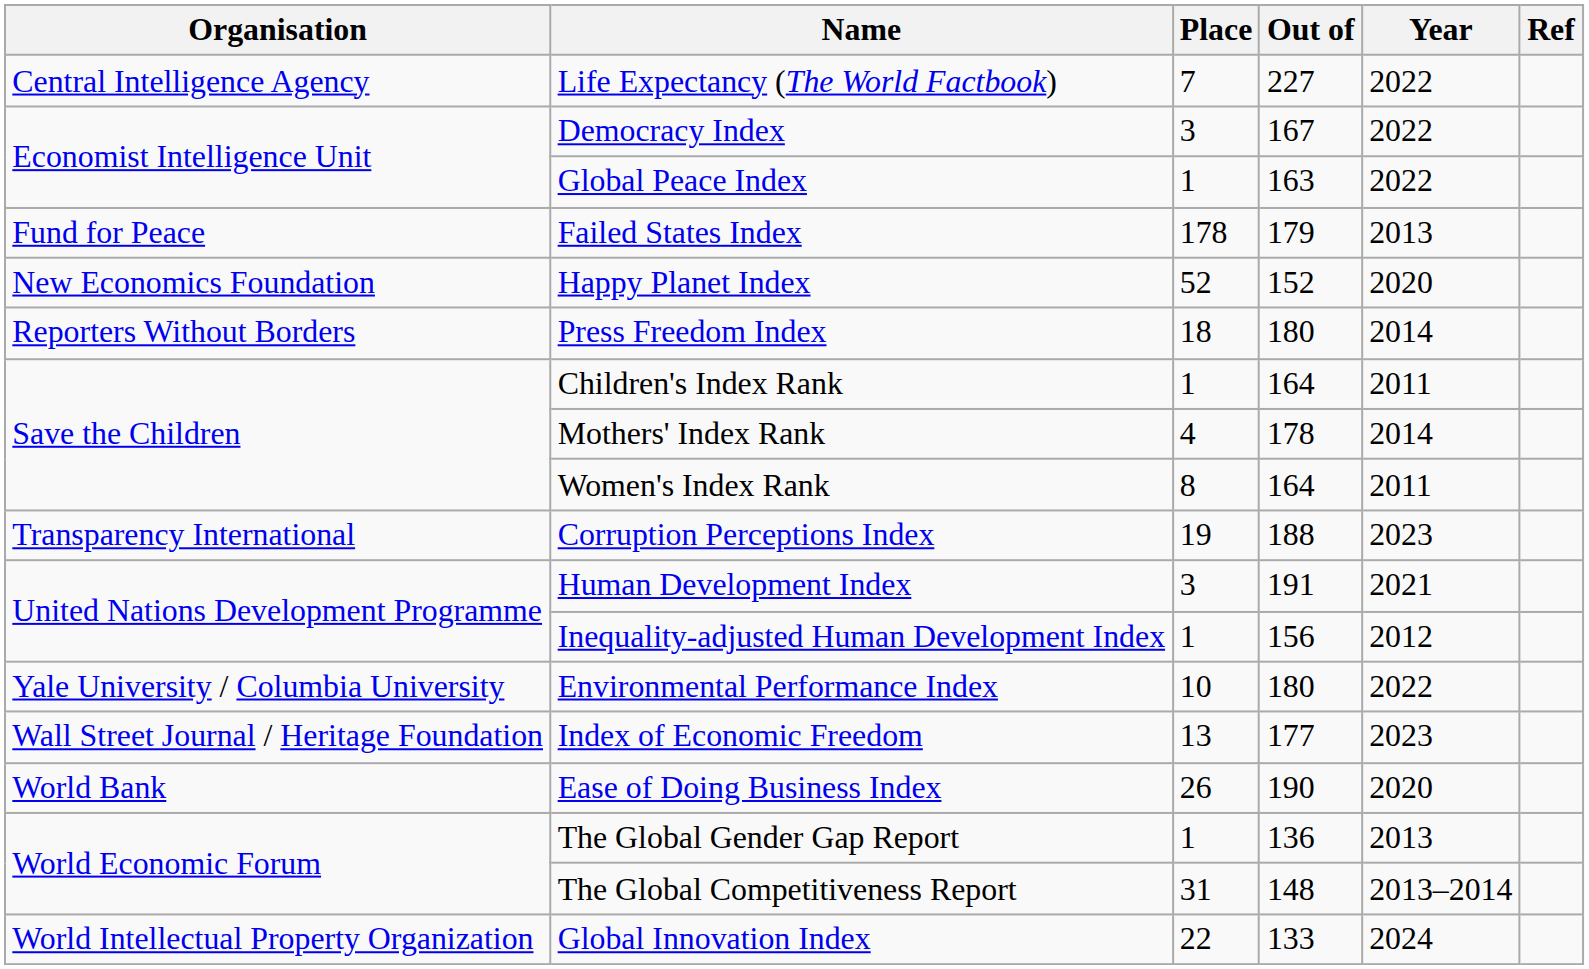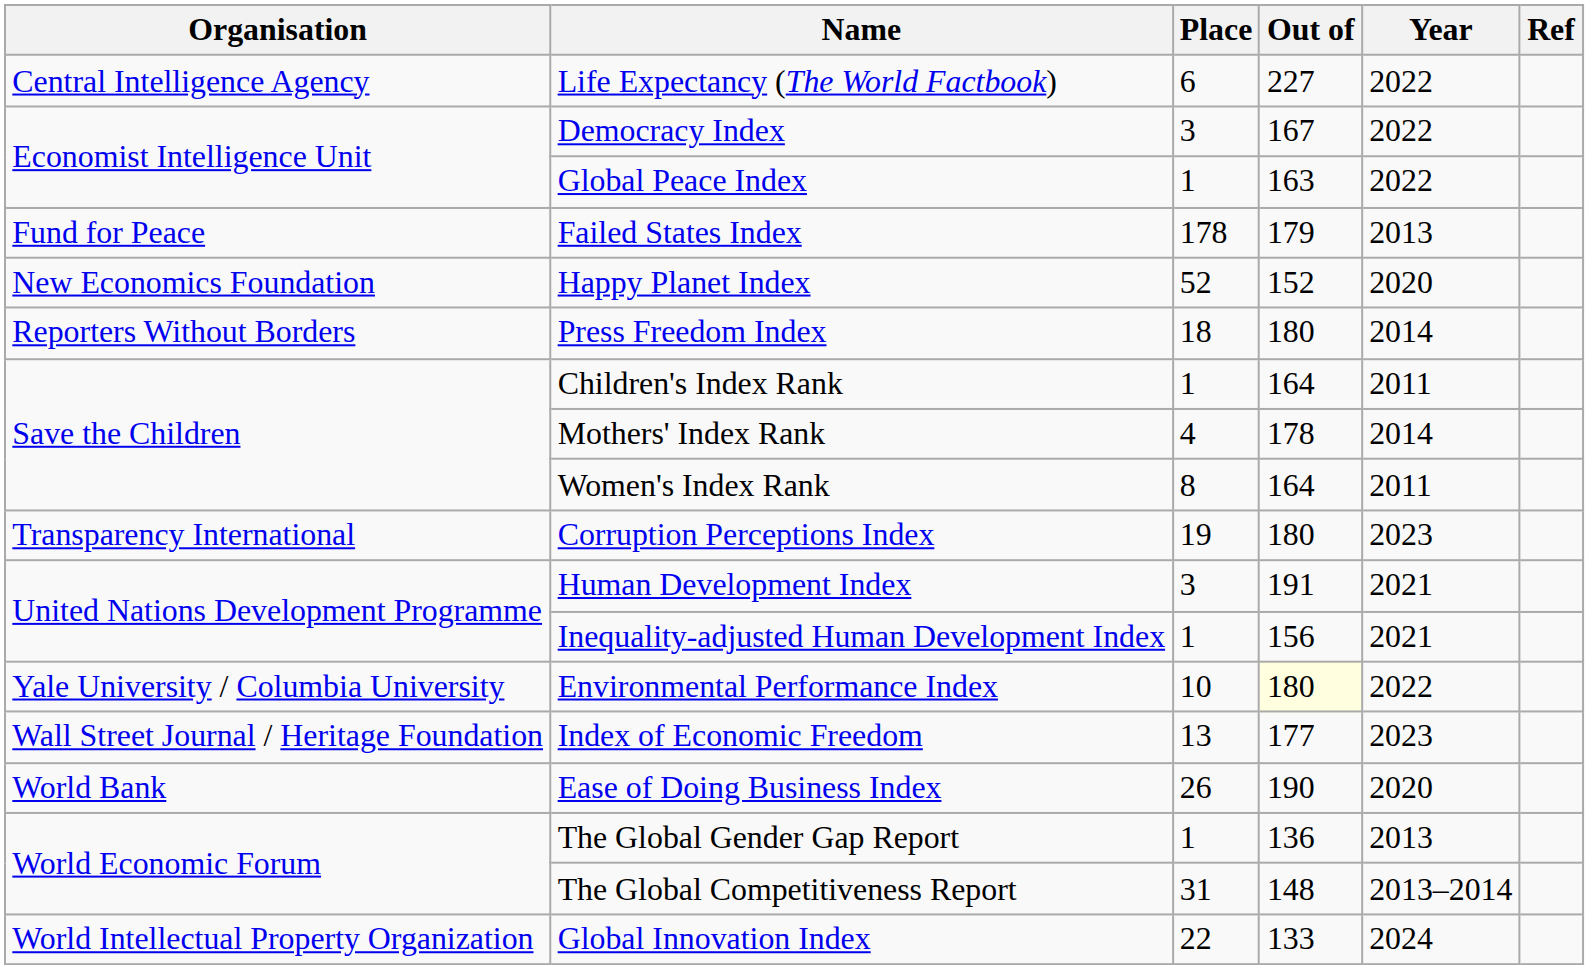(1188, 80) 7 -> (1188, 80) 6
(1291, 534) 188 -> (1291, 534) 180
(1401, 635) 2012 -> (1401, 635) 2021
(1291, 686) no background -> (1291, 686) lightyellow background
